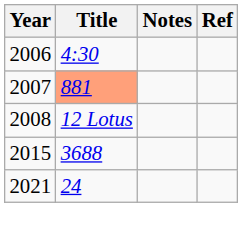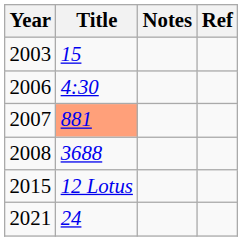+ row: (30, 53)
(97, 119) 12 Lotus -> (81, 152) 3688
(81, 152) 3688 -> (97, 185) 12 Lotus
